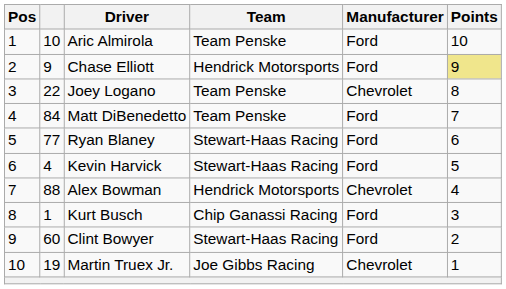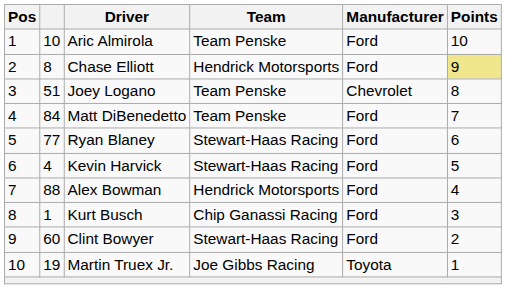(48, 66) 9 -> (48, 66) 8
(52, 90) 22 -> (52, 90) 51
(379, 189) Chevrolet -> (362, 189) Ford
(379, 263) Chevrolet -> (369, 263) Toyota
